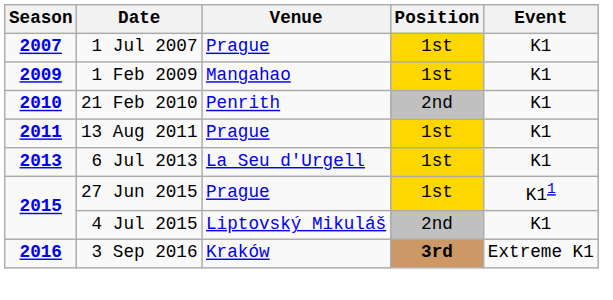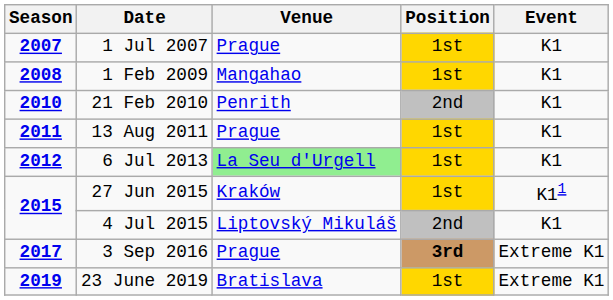(41, 76) 2009 -> (41, 76) 2008
(41, 162) 2013 -> (41, 162) 2012
(285, 162) no background -> (296, 162) lightgreen background
(238, 193) Prague -> (248, 193) Kraków
(41, 253) 2016 -> (41, 253) 2017
(238, 253) Kraków -> (248, 253) Prague
+ row: (145, 282)
